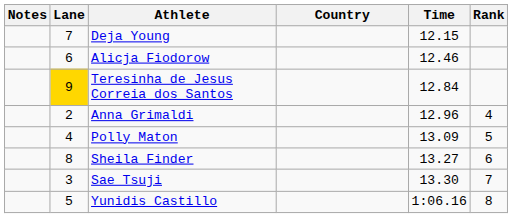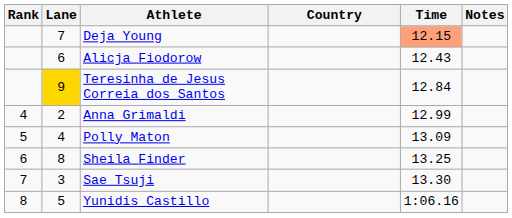columns swapped: (489, 15) <-> (27, 15)
(439, 37) no background -> (431, 37) lightsalmon background
(439, 58) 12.46 -> (431, 58) 12.43
(439, 116) 12.96 -> (431, 116) 12.99
(439, 159) 13.27 -> (431, 159) 13.25
